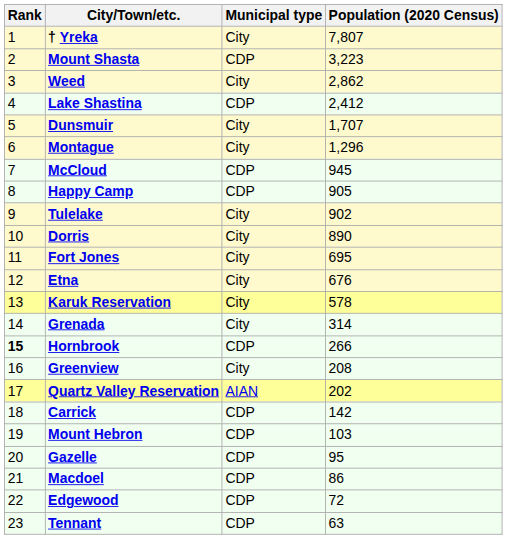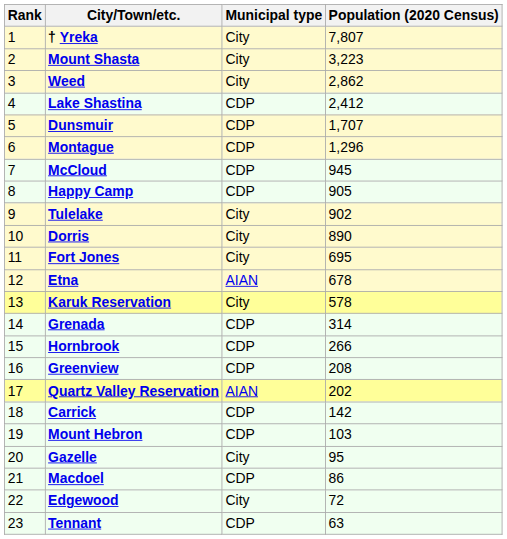(240, 59) CDP -> (237, 59) City
(237, 125) City -> (240, 125) CDP
(237, 147) City -> (240, 147) CDP
(237, 280) City -> (242, 280) AIAN
(340, 280) 676 -> (340, 280) 678
(237, 324) City -> (240, 324) CDP
(15, 346) bold -> (15, 346) normal
(237, 368) City -> (240, 368) CDP
(240, 457) CDP -> (237, 457) City
(240, 501) CDP -> (237, 501) City
